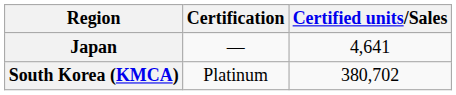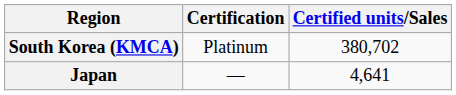rows swapped: (94, 75) <-> (94, 47)
